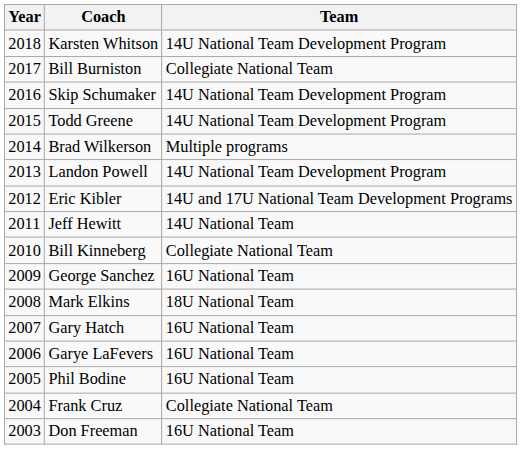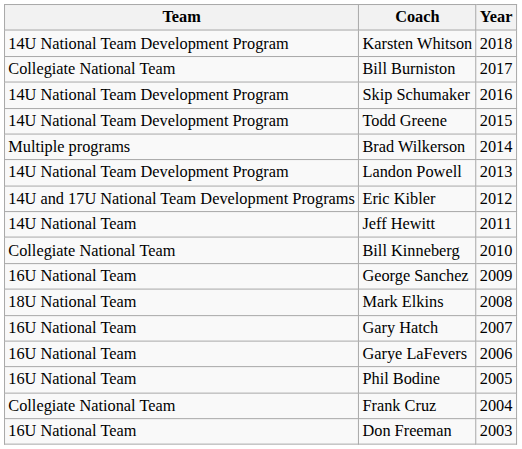columns swapped: (25, 17) <-> (339, 17)
